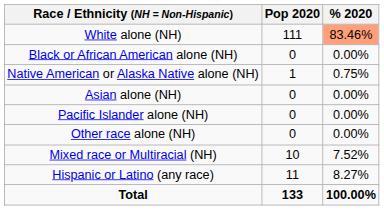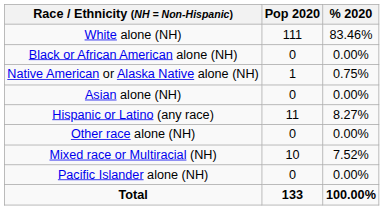(351, 34) lightsalmon background -> (351, 34) no background
rows swapped: (133, 114) <-> (133, 174)
